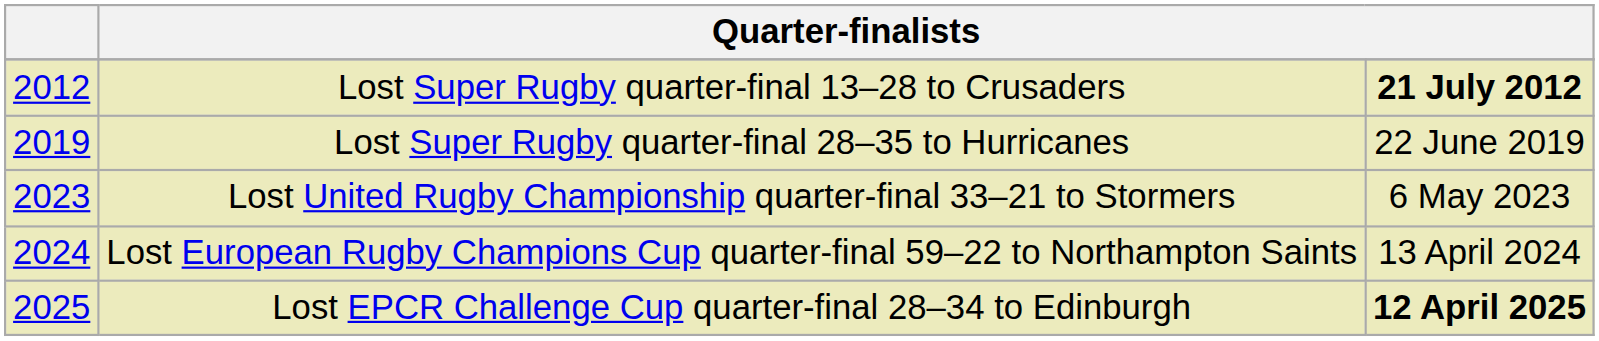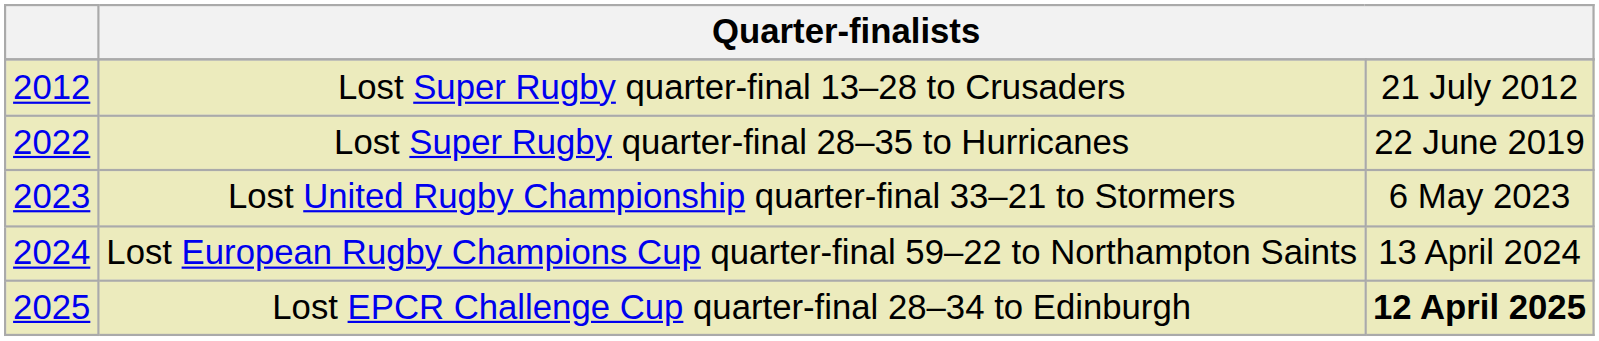(1480, 87) bold -> (1480, 87) normal
(52, 142) 2019 -> (52, 142) 2022
